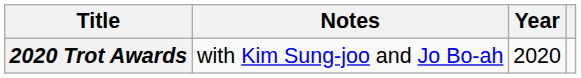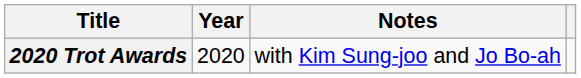columns swapped: (537, 21) <-> (350, 21)
